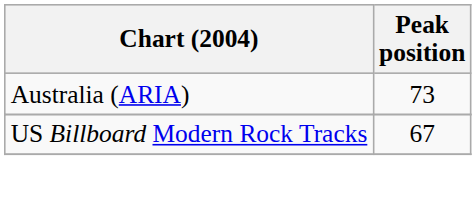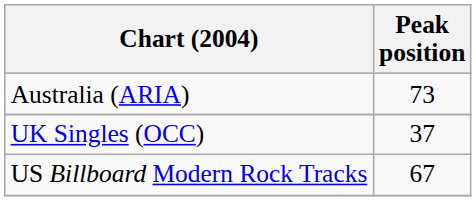+ row: (107, 133)
